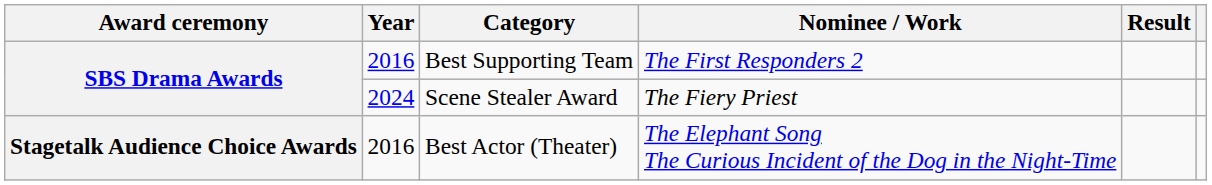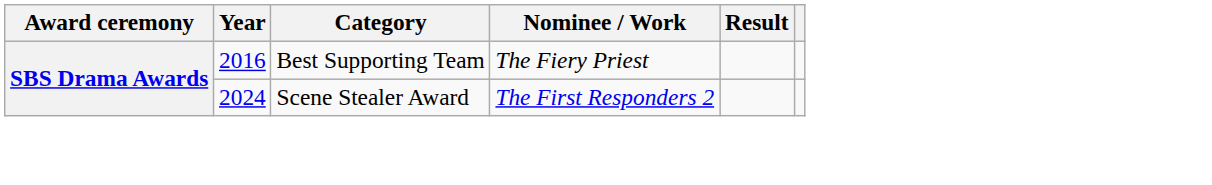(753, 60) The First Responders 2 -> (572, 60) The Fiery Priest
(721, 97) The Fiery Priest -> (605, 97) The First Responders 2
- row: (521, 147)
